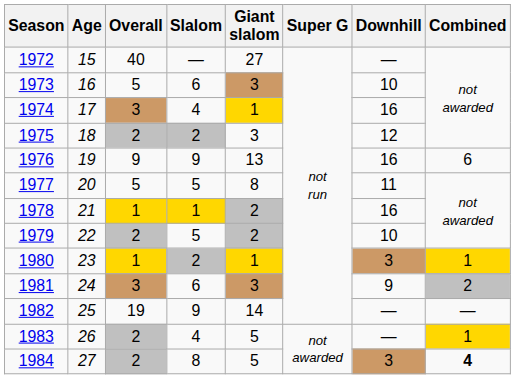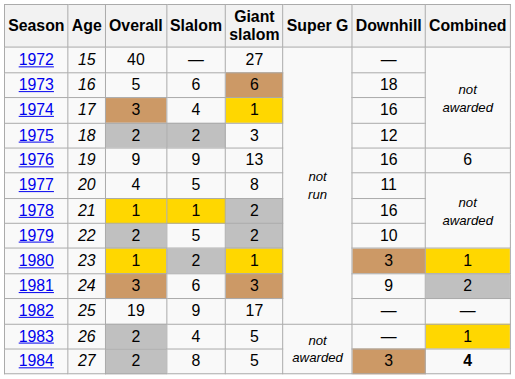(254, 85) 3 -> (254, 85) 6
(389, 85) 10 -> (389, 85) 18
(136, 185) 5 -> (136, 185) 4
(254, 311) 14 -> (254, 311) 17
